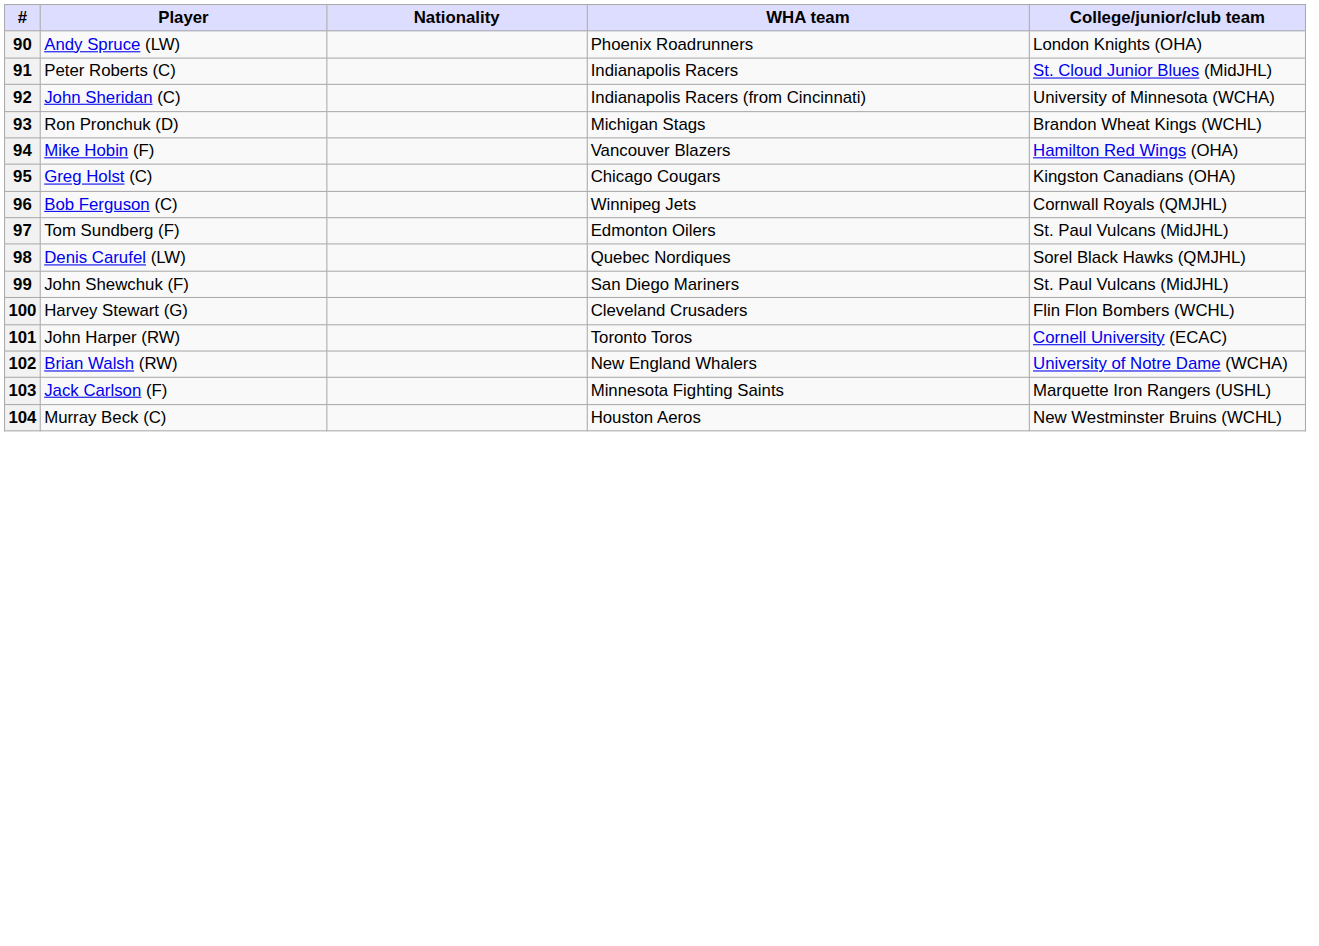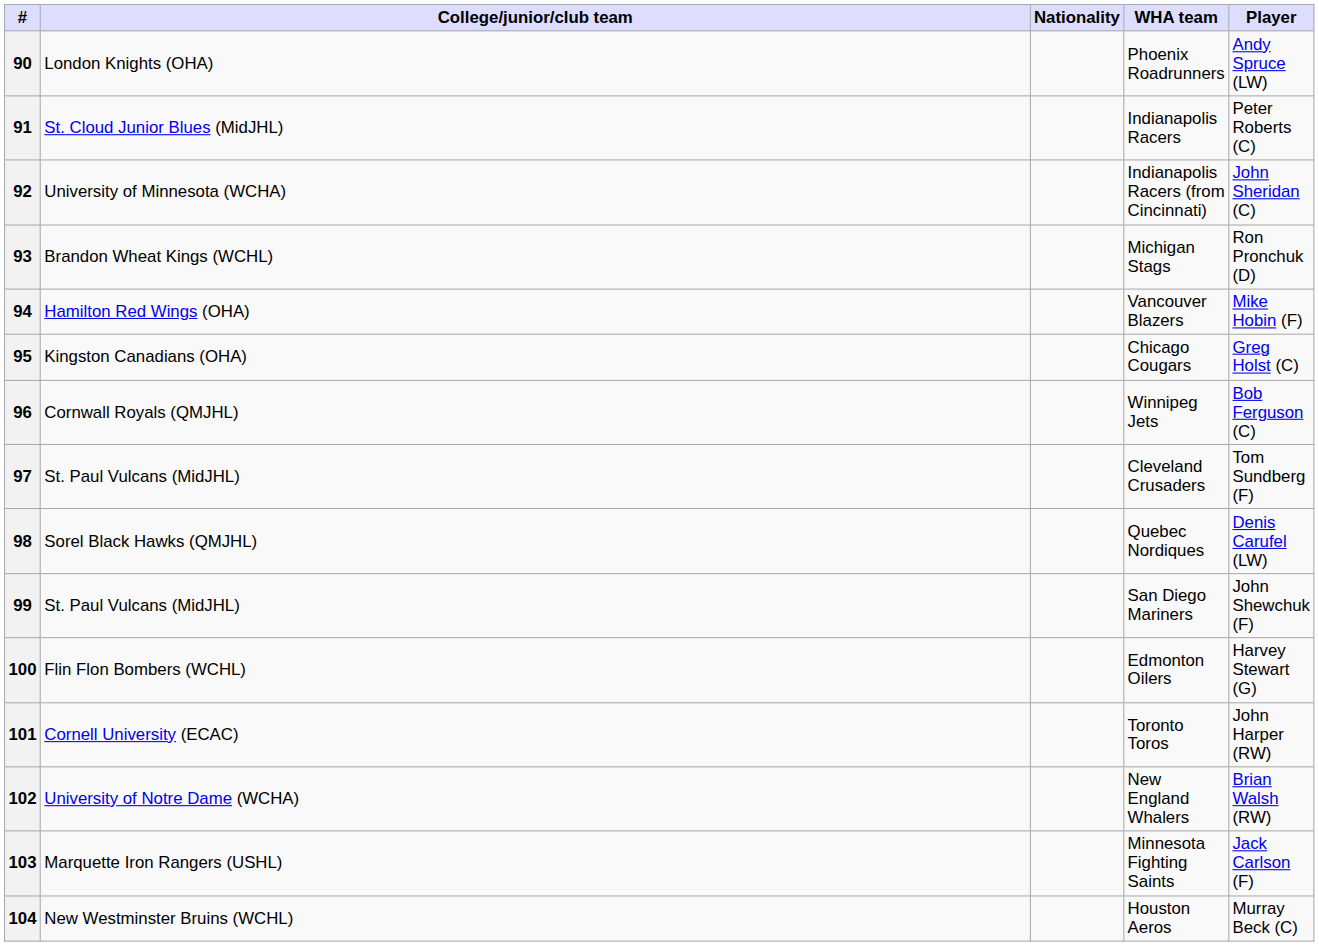columns swapped: (183, 17) <-> (1167, 17)
(653, 230) Edmonton Oilers -> (1166, 476) Cleveland Crusaders
(669, 310) Cleveland Crusaders -> (1166, 670) Edmonton Oilers
